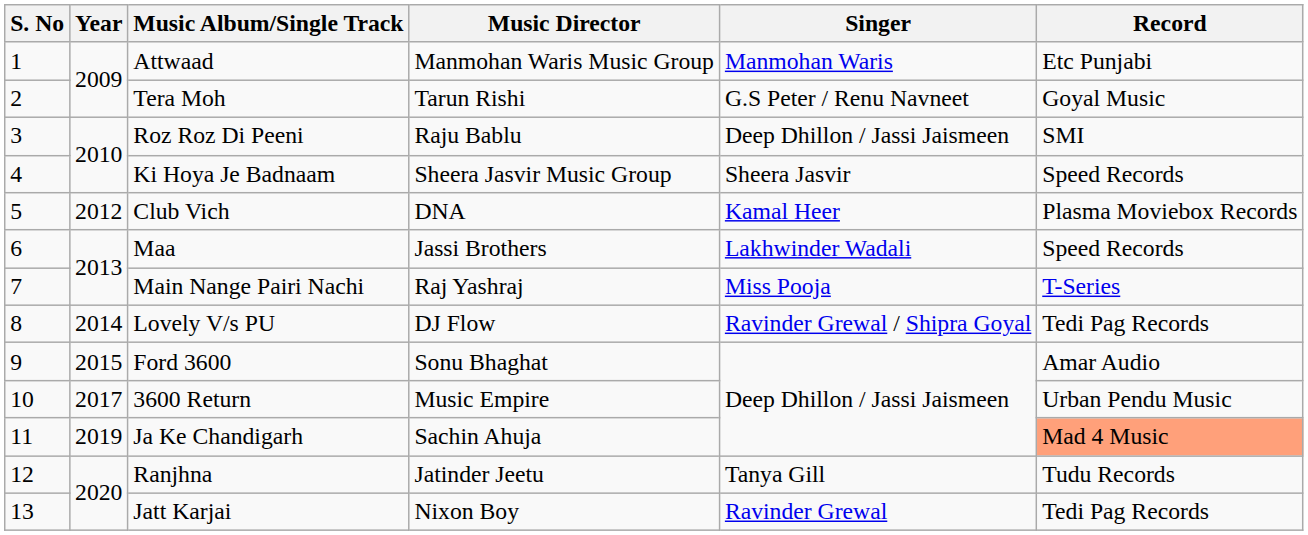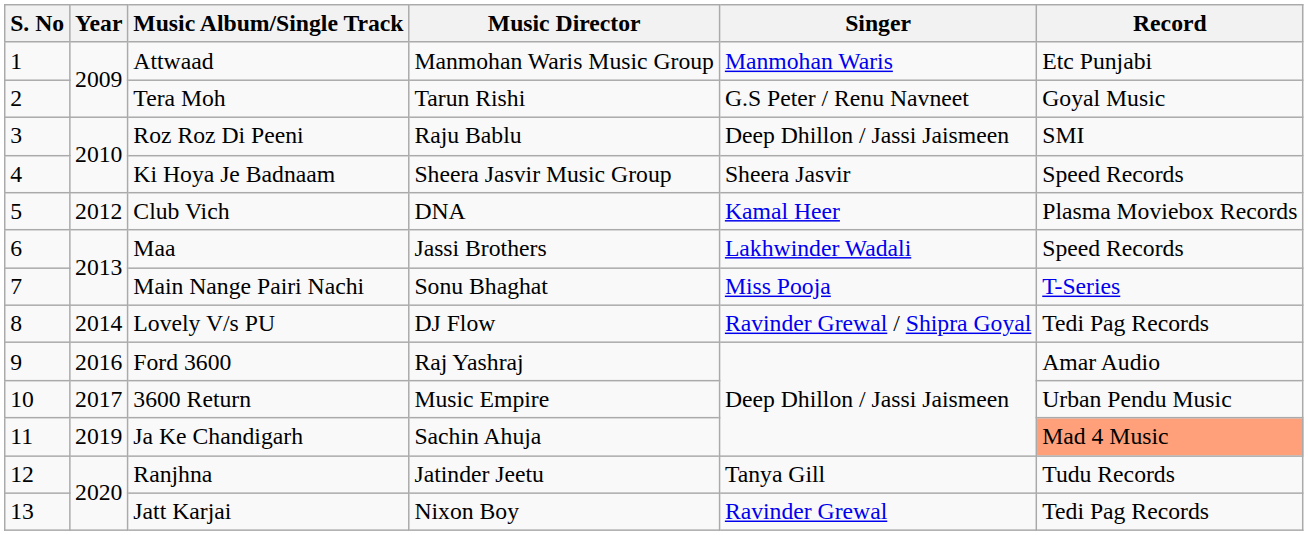(469, 286) Raj Yashraj -> (481, 286) Sonu Bhaghat
(99, 361) 2015 -> (99, 361) 2016
(481, 361) Sonu Bhaghat -> (469, 361) Raj Yashraj
